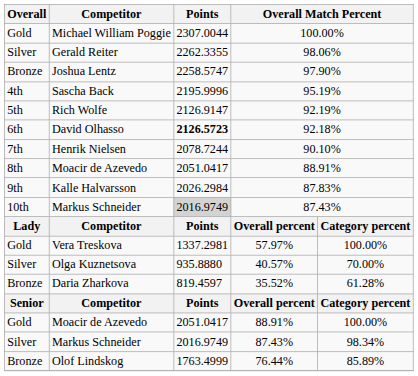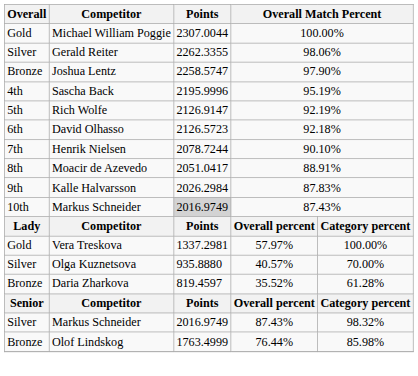(202, 129) bold -> (202, 129) normal
- row: (19, 322)
(365, 341) 98.34% -> (365, 322) 98.32%
(365, 361) 85.89% -> (365, 341) 85.98%
